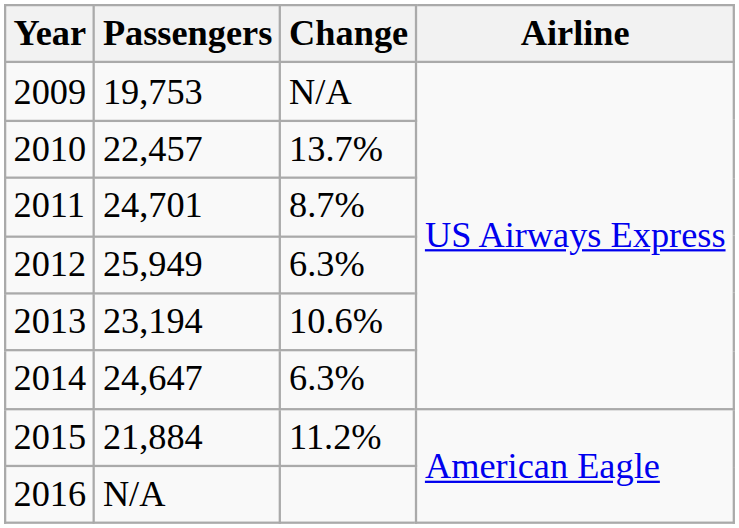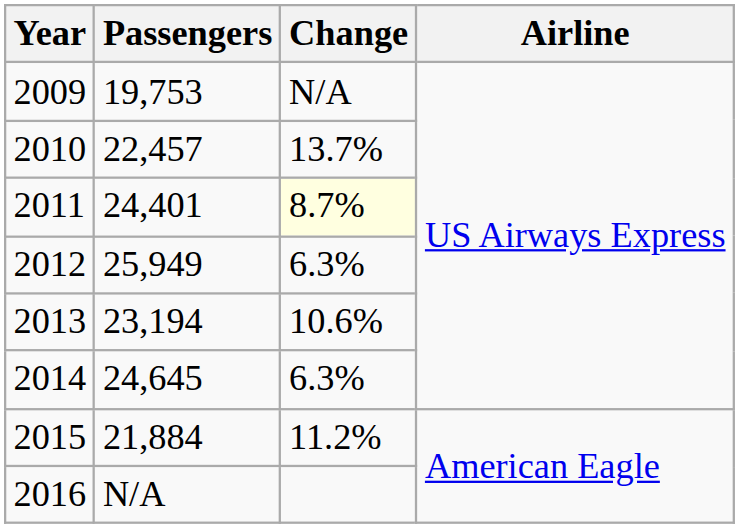(153, 206) 24,701 -> (153, 206) 24,401
(327, 206) no background -> (327, 206) lightyellow background
(153, 378) 24,647 -> (153, 378) 24,645
